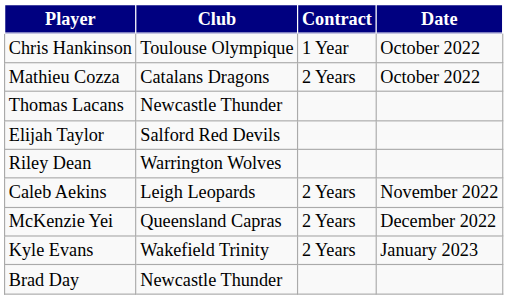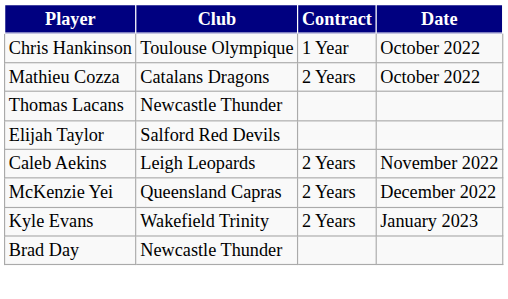- row: (50, 163)
